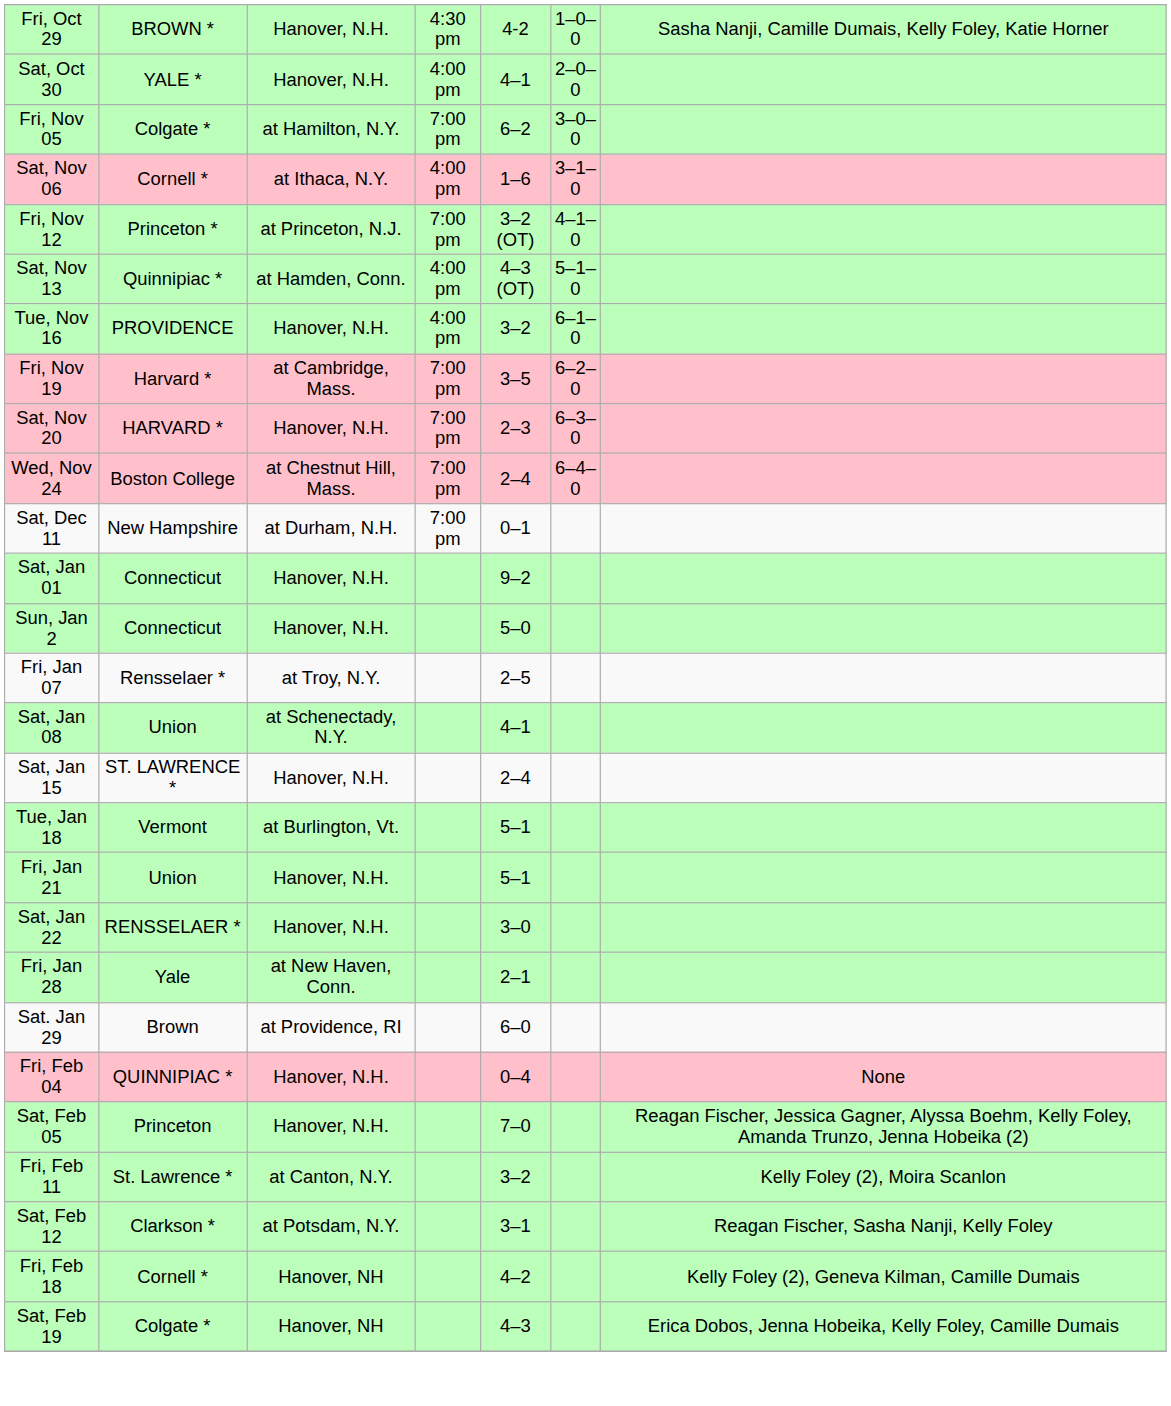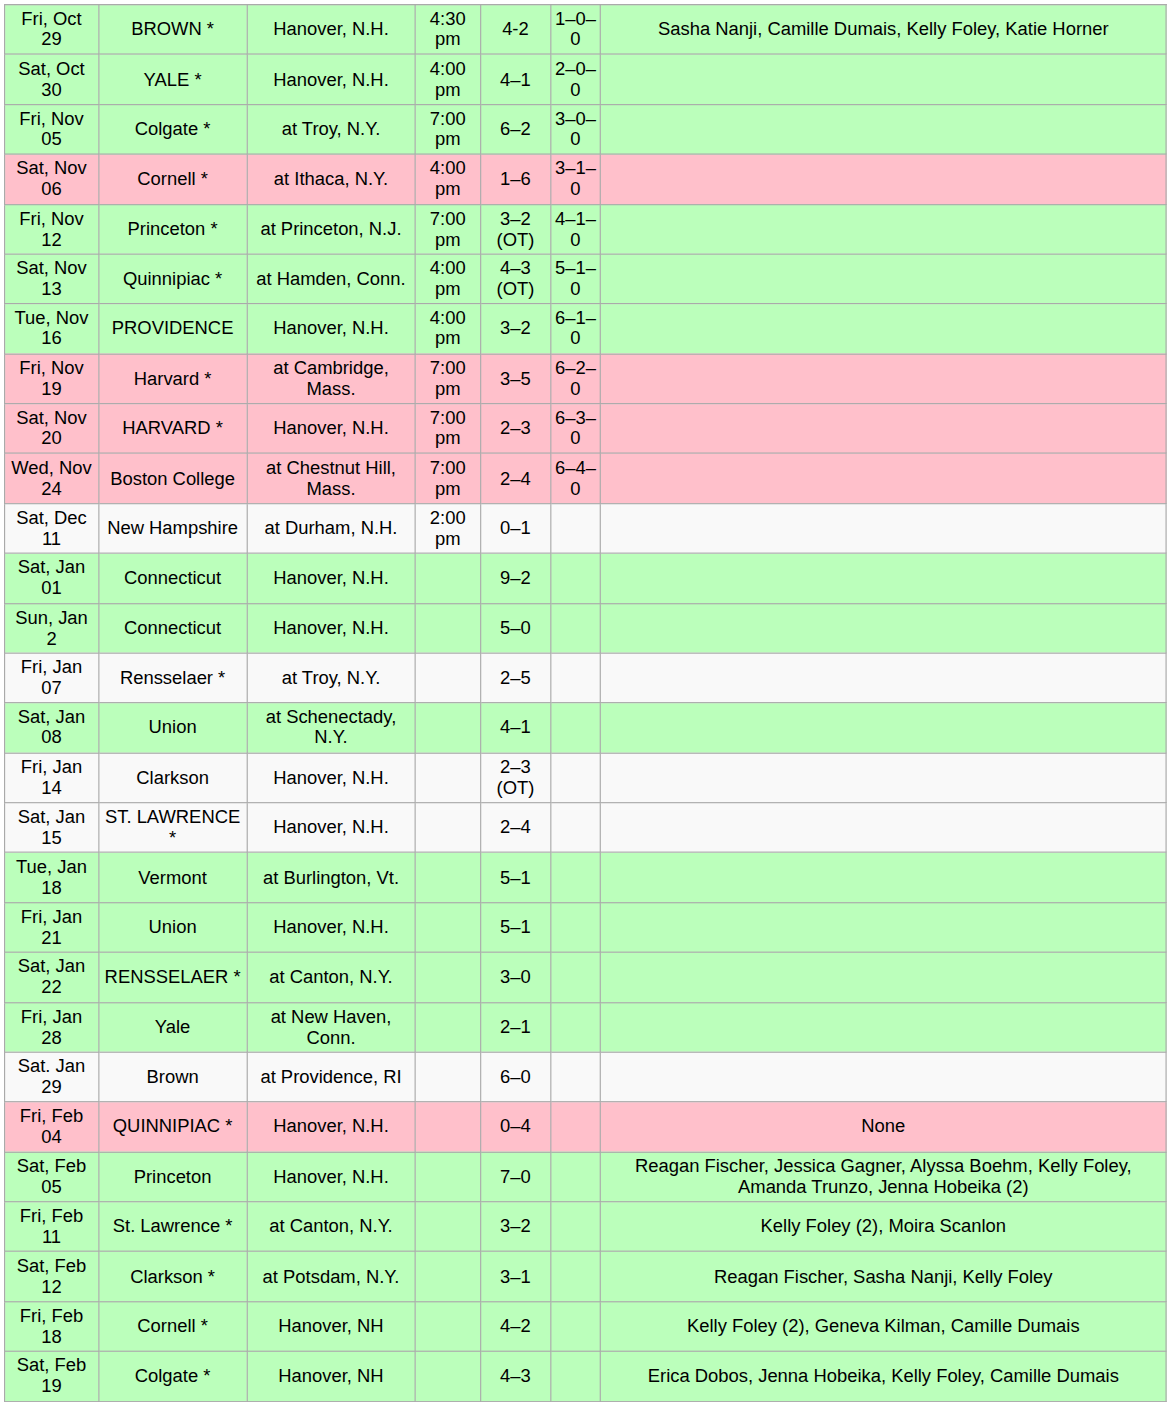(331, 129) at Hamilton, N.Y. -> (331, 129) at Troy, N.Y.
(448, 528) 7:00 pm -> (448, 528) 2:00 pm
+ row: (52, 777)
(331, 927) Hanover, N.H. -> (331, 977) at Canton, N.Y.
